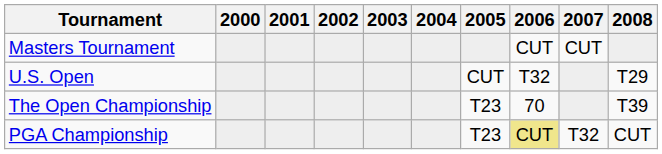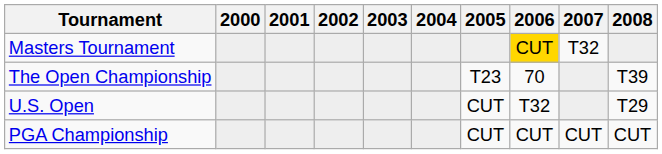(534, 48) no background -> (534, 48) gold background
(583, 48) CUT -> (583, 48) T32
rows swapped: (51, 77) <-> (110, 106)
(485, 135) T23 -> (485, 135) CUT
(534, 135) khaki background -> (534, 135) no background
(583, 135) T32 -> (583, 135) CUT
